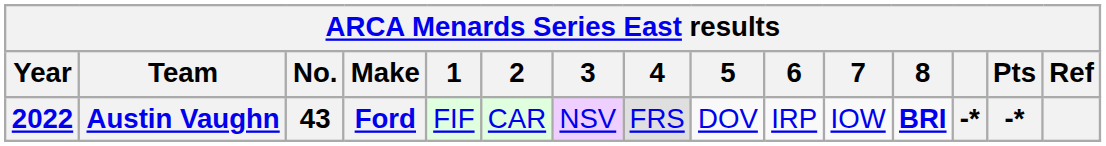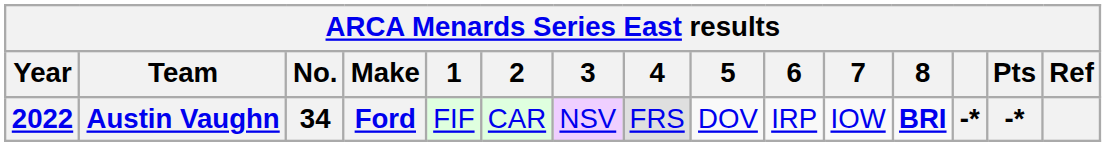(315, 119) 43 -> (315, 119) 34
